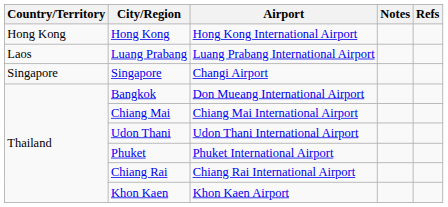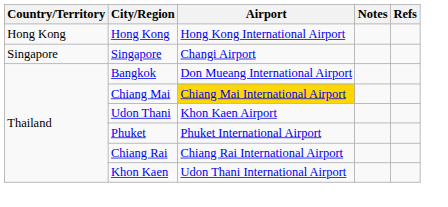- row: (149, 53)
(275, 113) no background -> (263, 93) gold background
(276, 133) Udon Thani International Airport -> (229, 113) Khon Kaen Airport
(241, 192) Khon Kaen Airport -> (263, 172) Udon Thani International Airport
